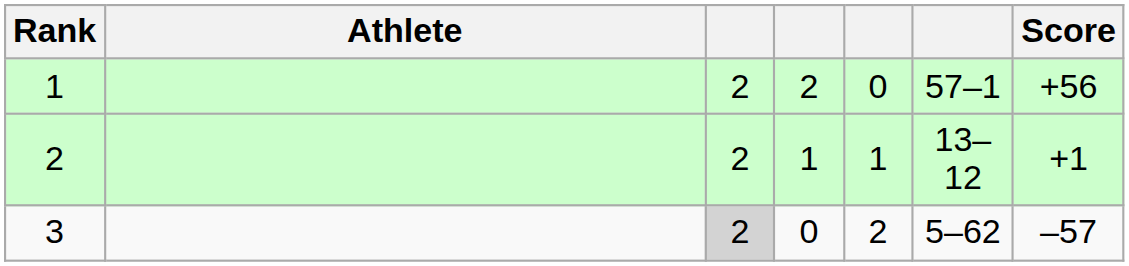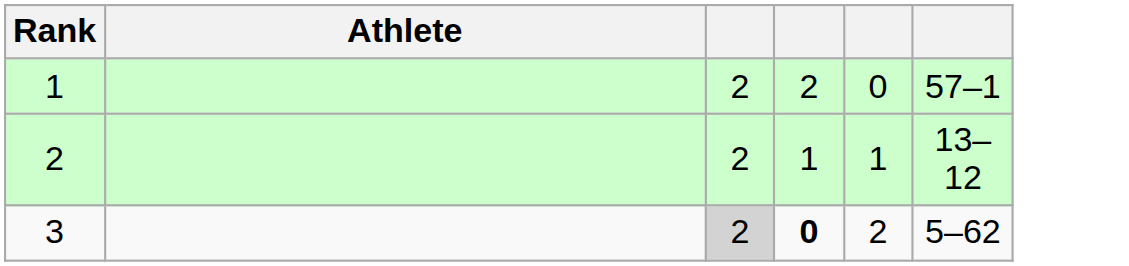- column: (1069, 31)
(809, 232) normal -> (809, 232) bold
